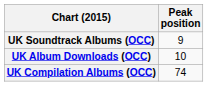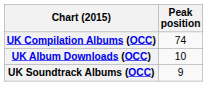rows swapped: (81, 72) <-> (81, 40)
